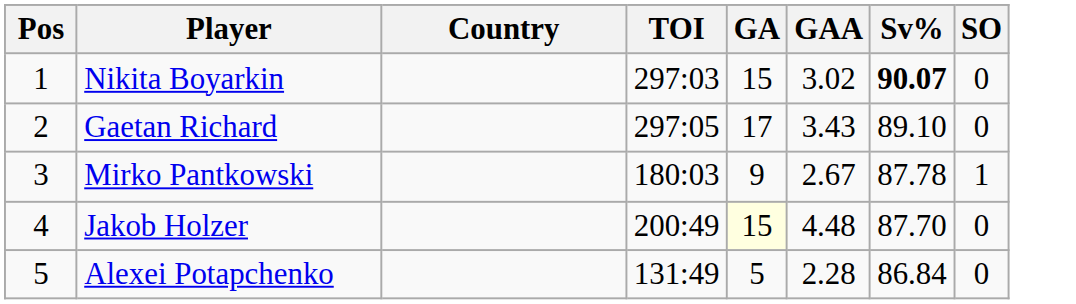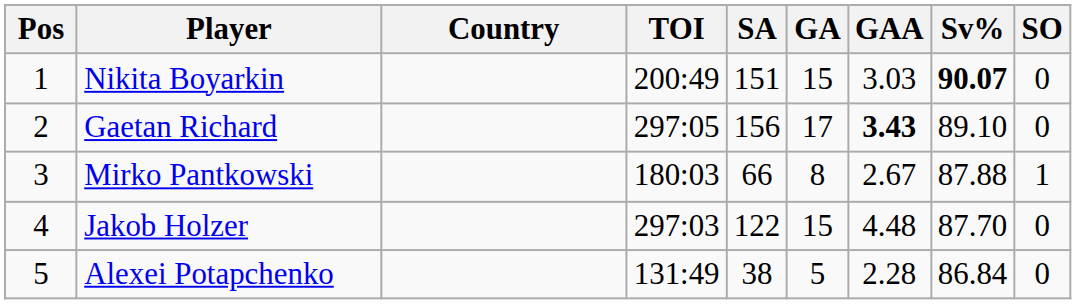+ column: (757, 28)
(677, 77) 297:03 -> (677, 77) 200:49
(829, 77) 3.02 -> (889, 77) 3.03
(829, 126) normal -> (889, 126) bold
(757, 175) 9 -> (818, 175) 8
(912, 175) 87.78 -> (973, 175) 87.88
(677, 224) 200:49 -> (677, 224) 297:03
(757, 224) lightyellow background -> (818, 224) no background
